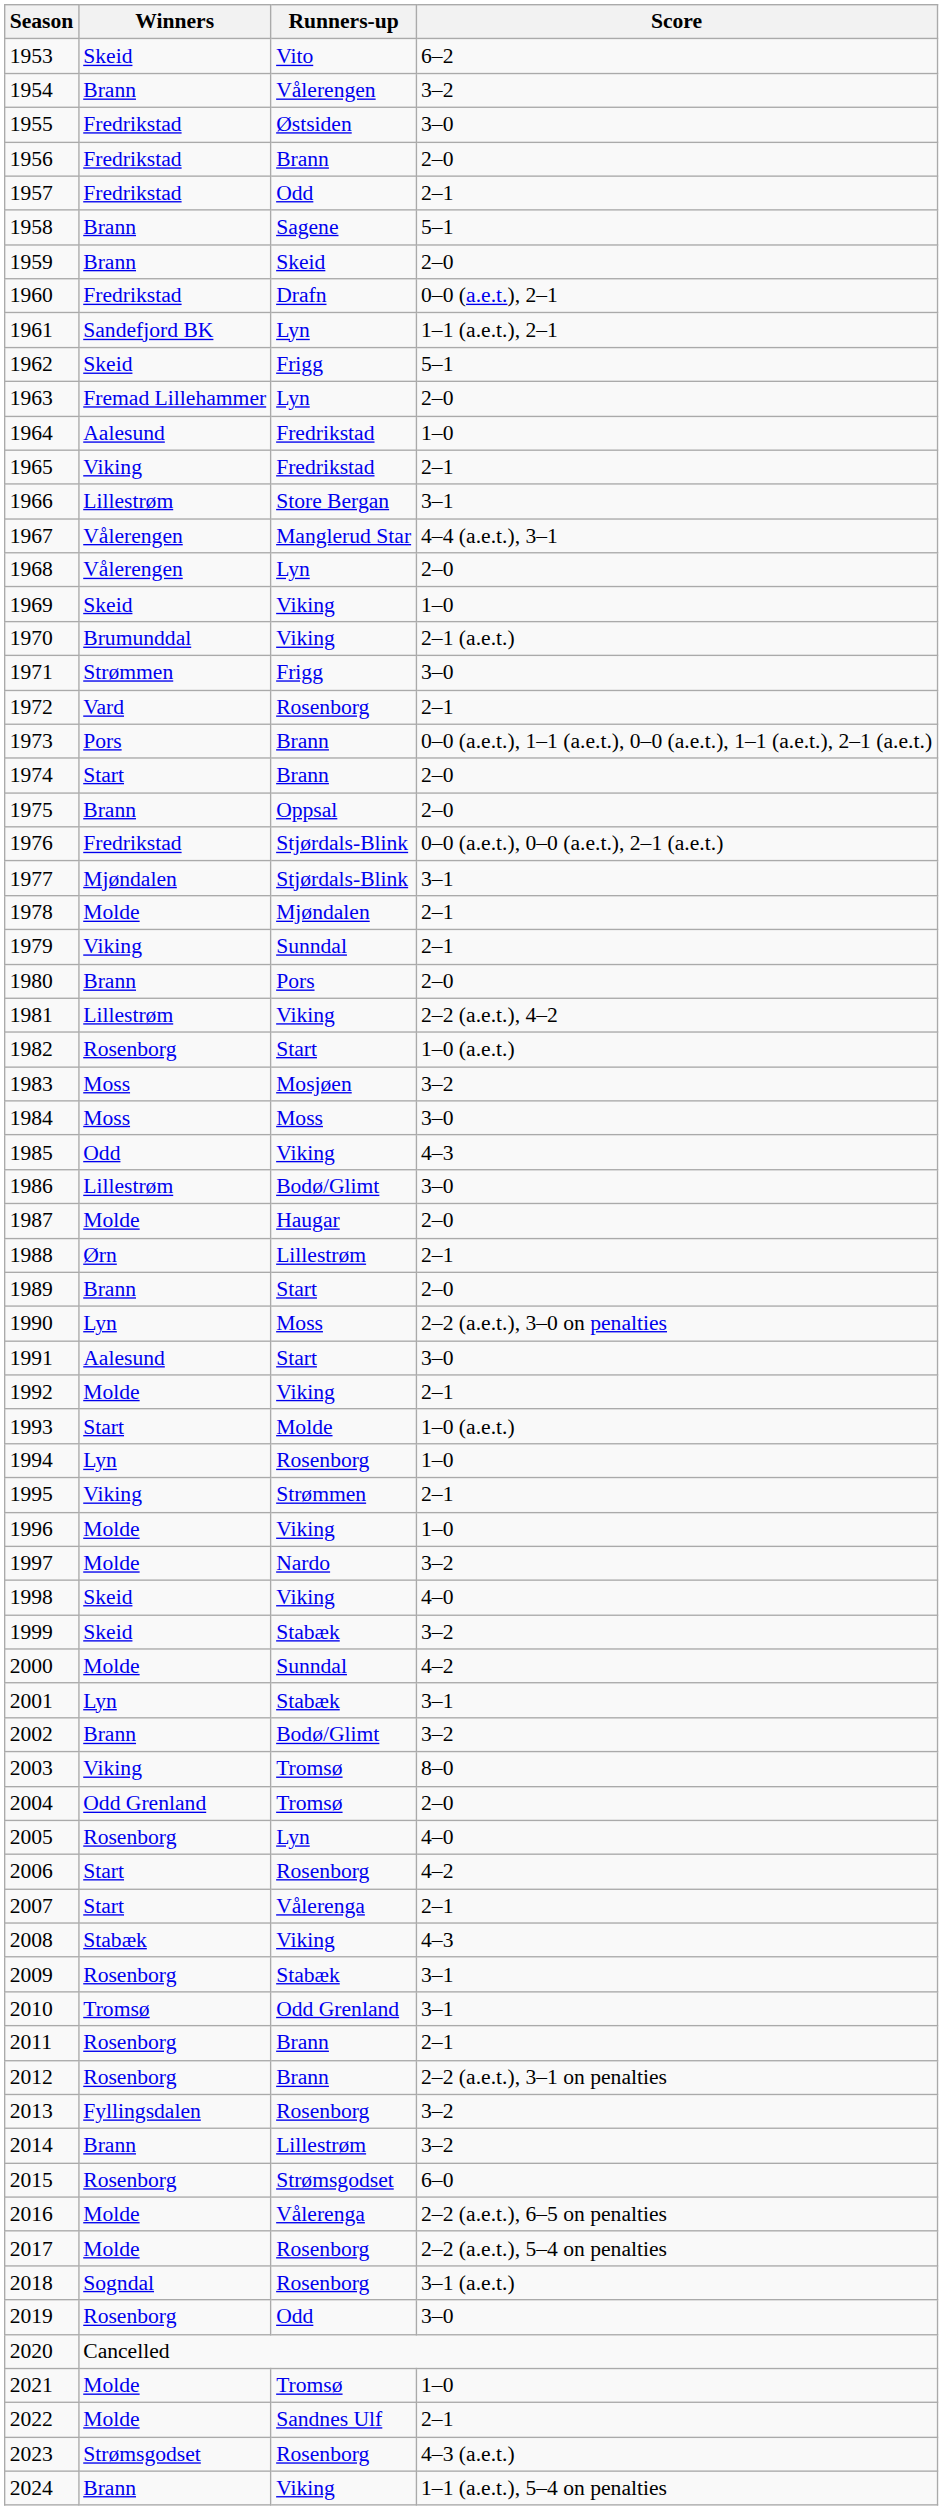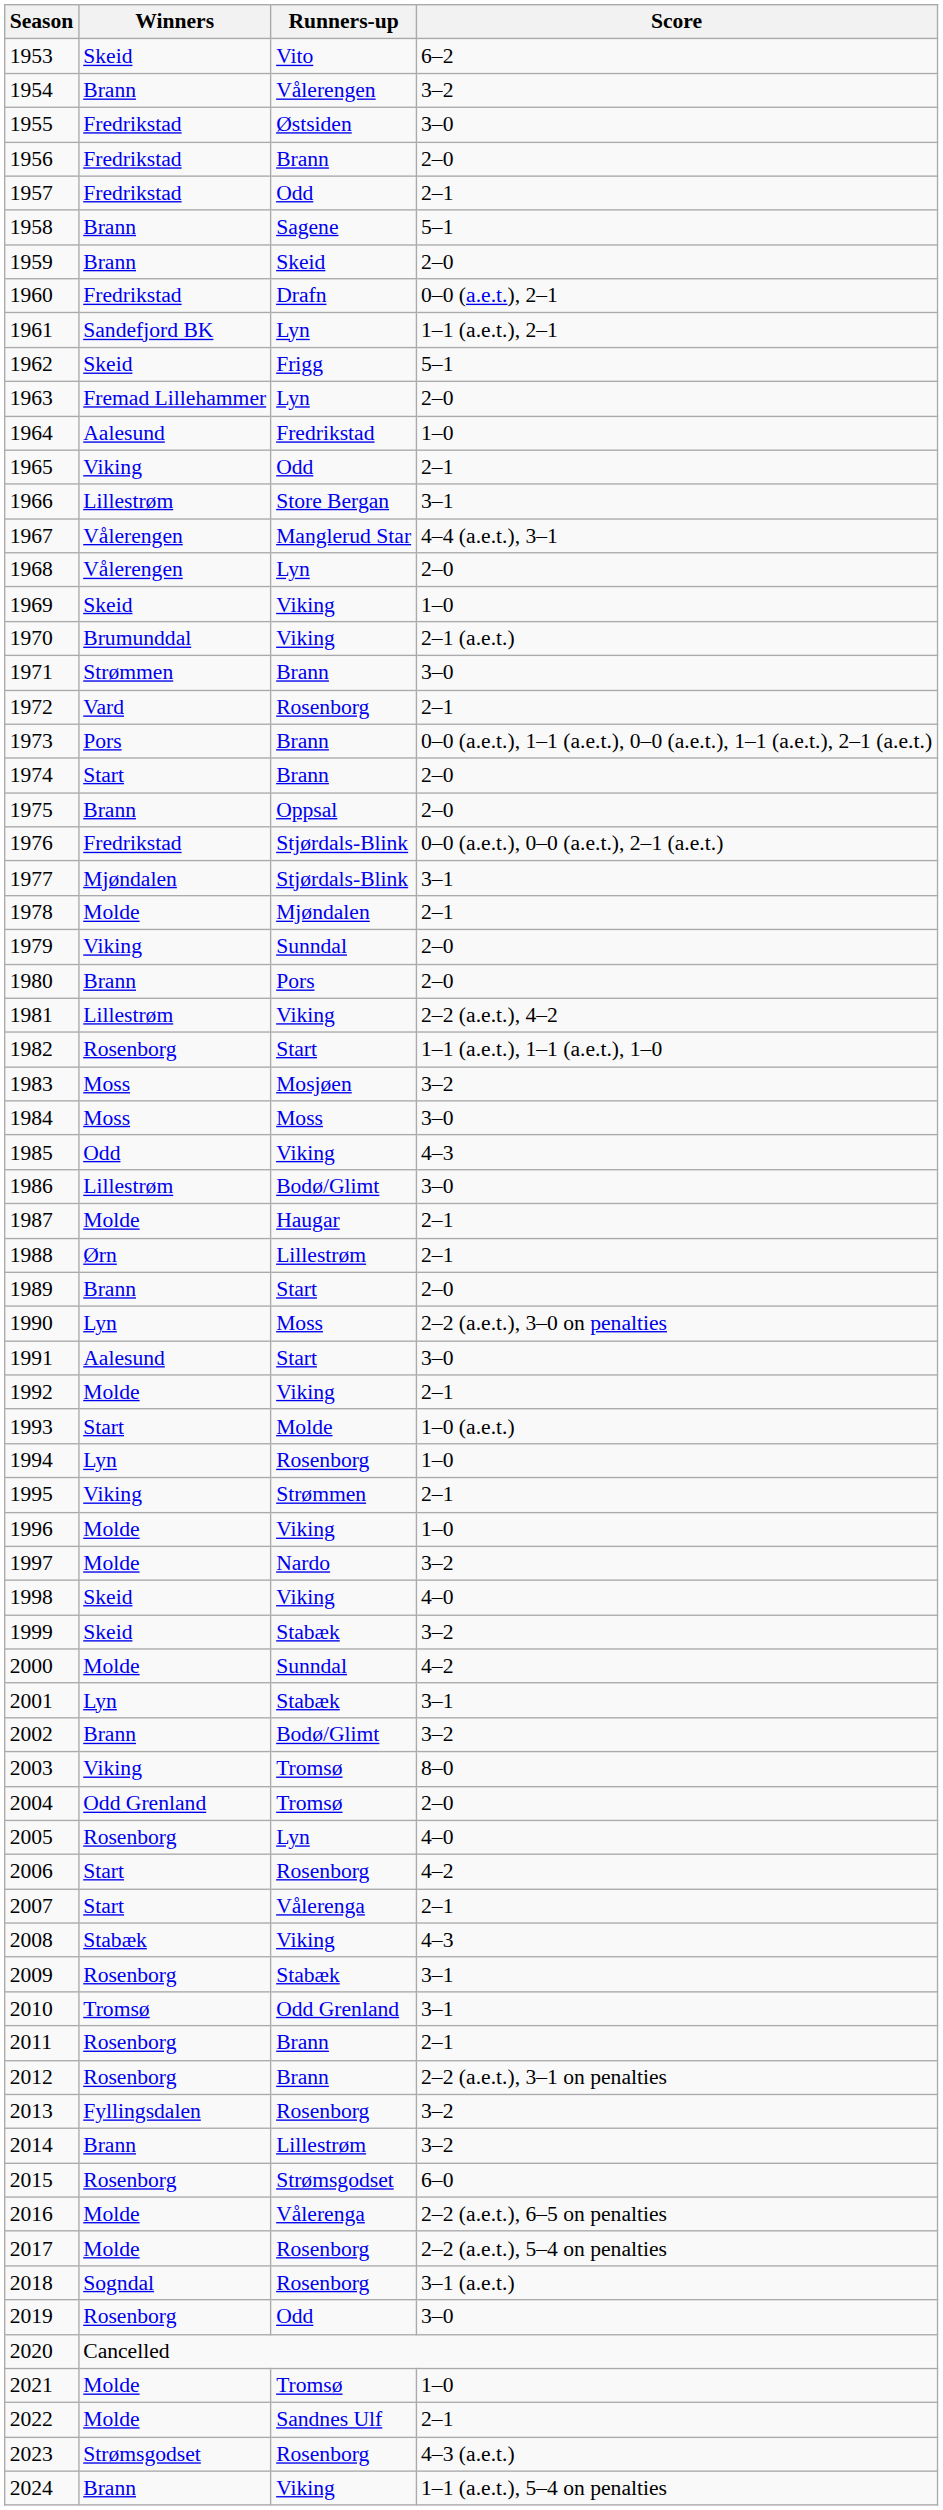(325, 466) Fredrikstad -> (295, 466) Odd
(300, 672) Frigg -> (303, 672) Brann
(437, 946) 2–1 -> (437, 946) 2–0
(468, 1049) 1–0 (a.e.t.) -> (542, 1049) 1–1 (a.e.t.), 1–1 (a.e.t.), 1–0
(437, 1220) 2–0 -> (437, 1220) 2–1
